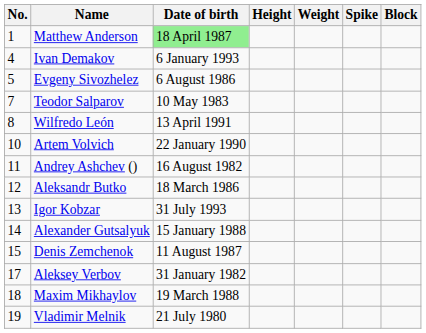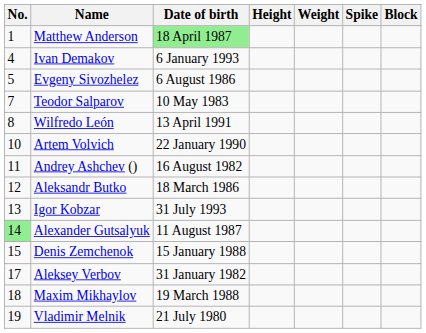(14, 230) no background -> (14, 230) lightgreen background
(201, 230) 15 January 1988 -> (199, 230) 11 August 1987
(199, 252) 11 August 1987 -> (201, 252) 15 January 1988
